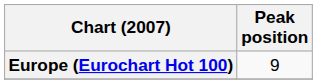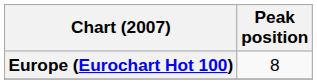(275, 65) 9 -> (275, 65) 8
